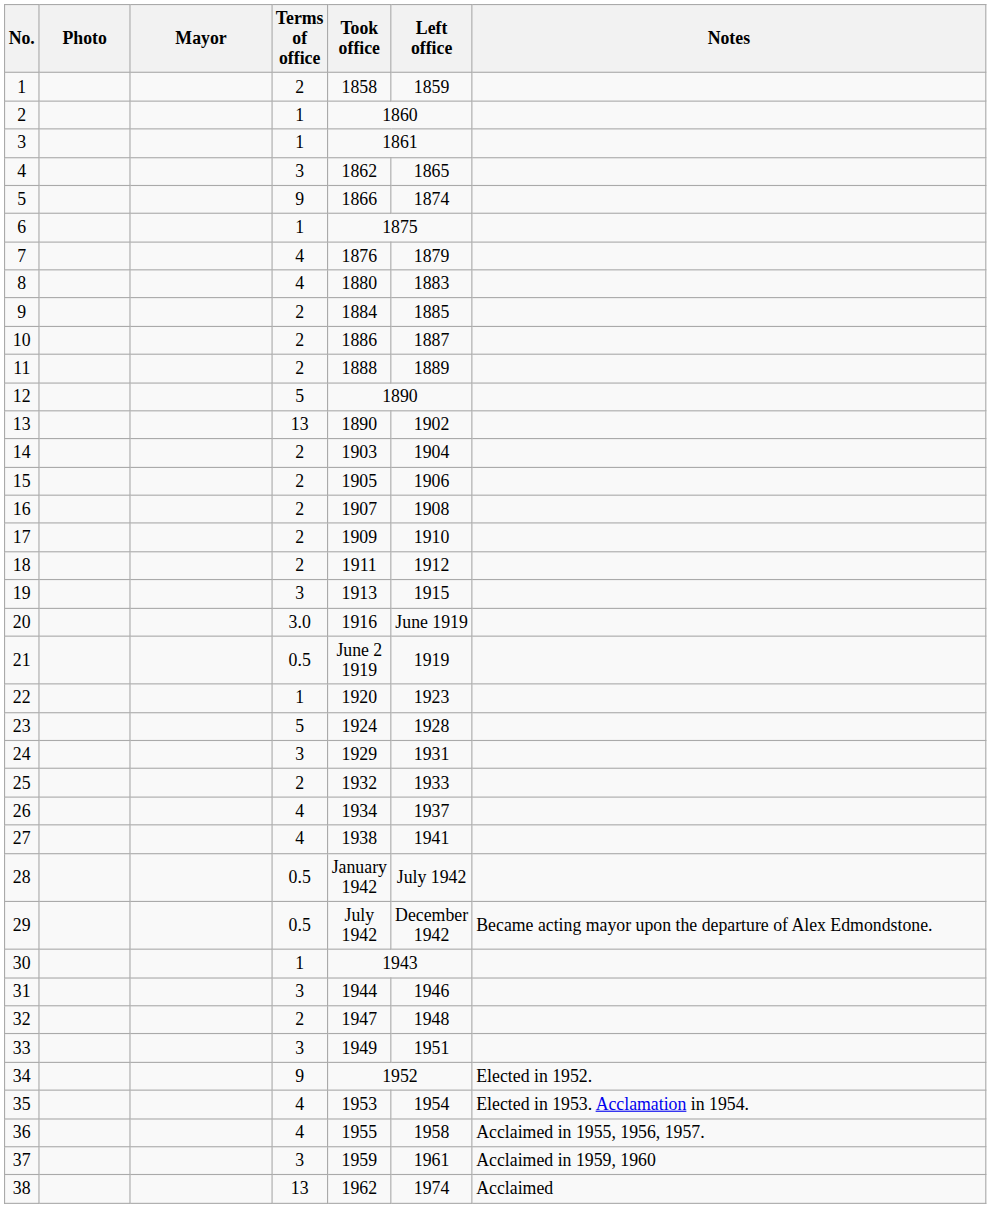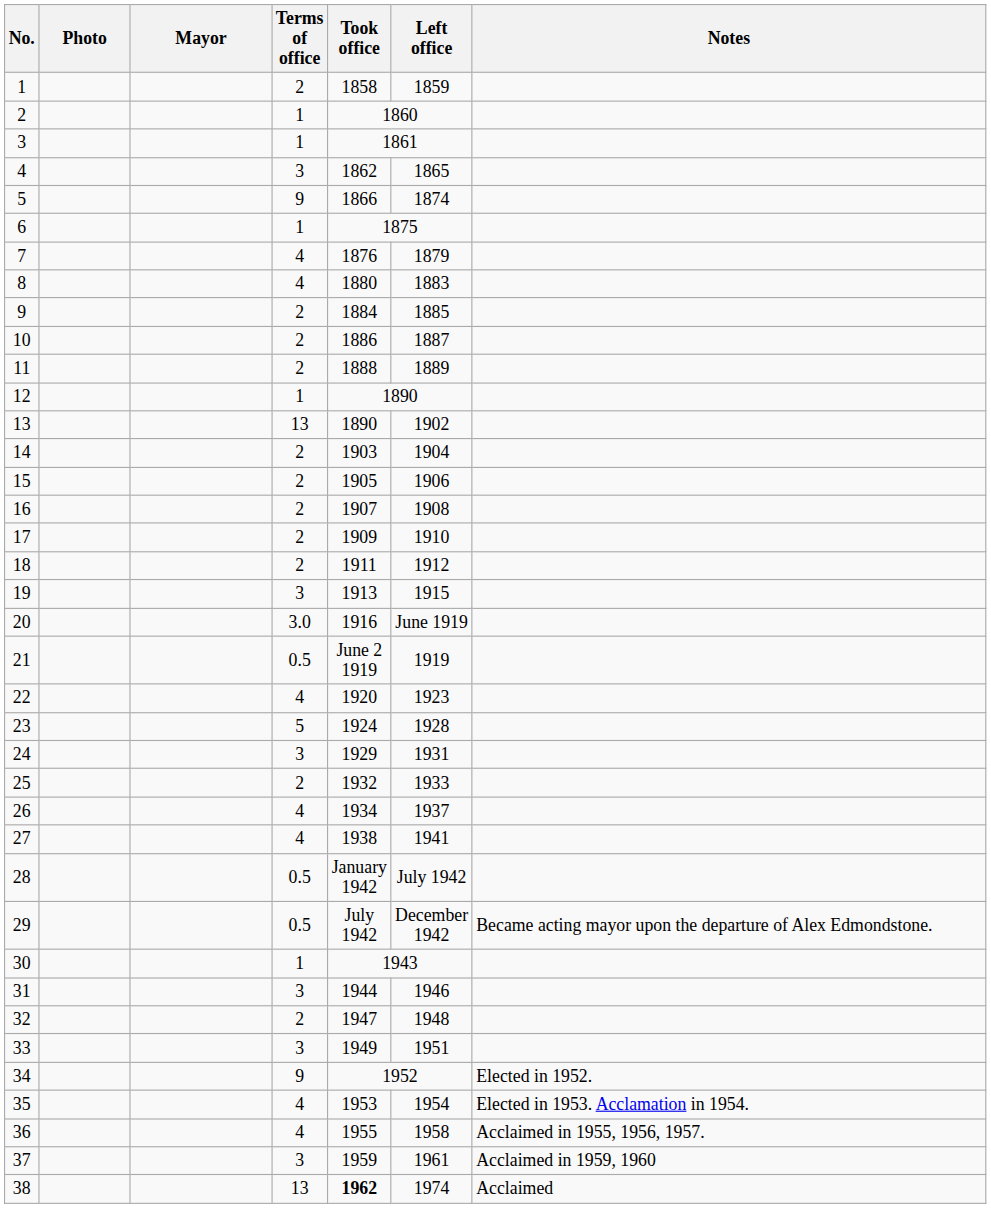(300, 396) 5 -> (300, 396) 1
(300, 698) 1 -> (300, 698) 4
(359, 1188) normal -> (359, 1188) bold
